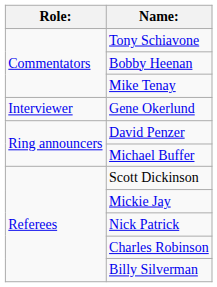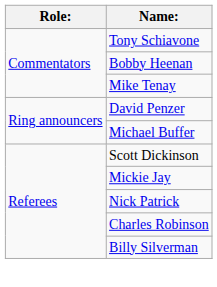- row: (152, 109)
